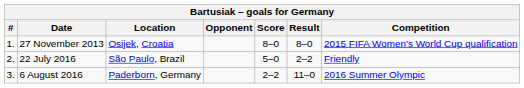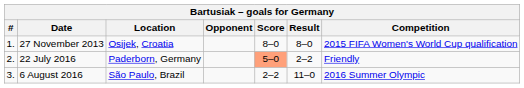(146, 59) São Paulo, Brazil -> (155, 59) Paderborn, Germany
(271, 59) no background -> (271, 59) lightsalmon background
(155, 75) Paderborn, Germany -> (146, 75) São Paulo, Brazil
